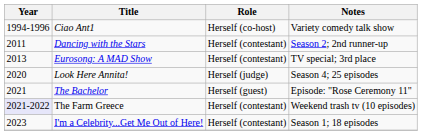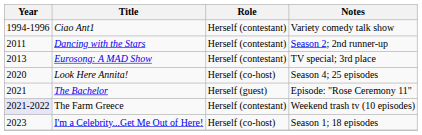(242, 28) Herself (co-host) -> (247, 28) Herself (contestant)
(238, 75) Herself (judge) -> (242, 75) Herself (co-host)
(247, 122) Herself (contestant) -> (242, 122) Herself (co-host)
